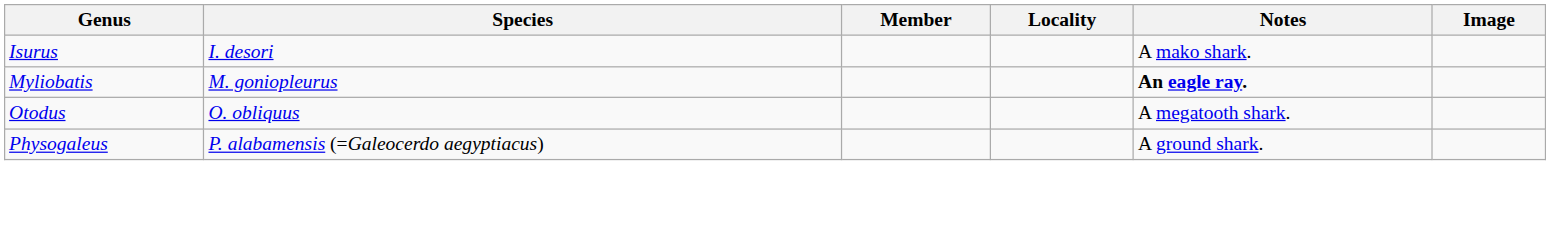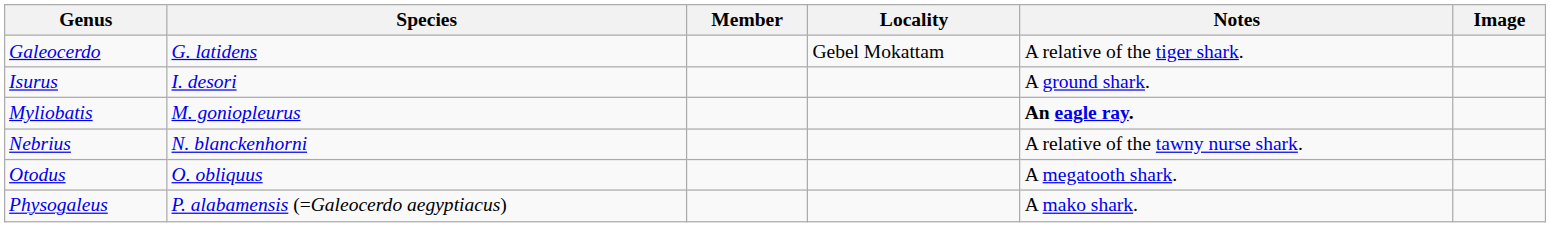+ row: (55, 50)
(1195, 50) A mako shark. -> (1087, 81) A ground shark.
+ row: (40, 143)
(1201, 143) A ground shark. -> (1081, 205) A mako shark.
